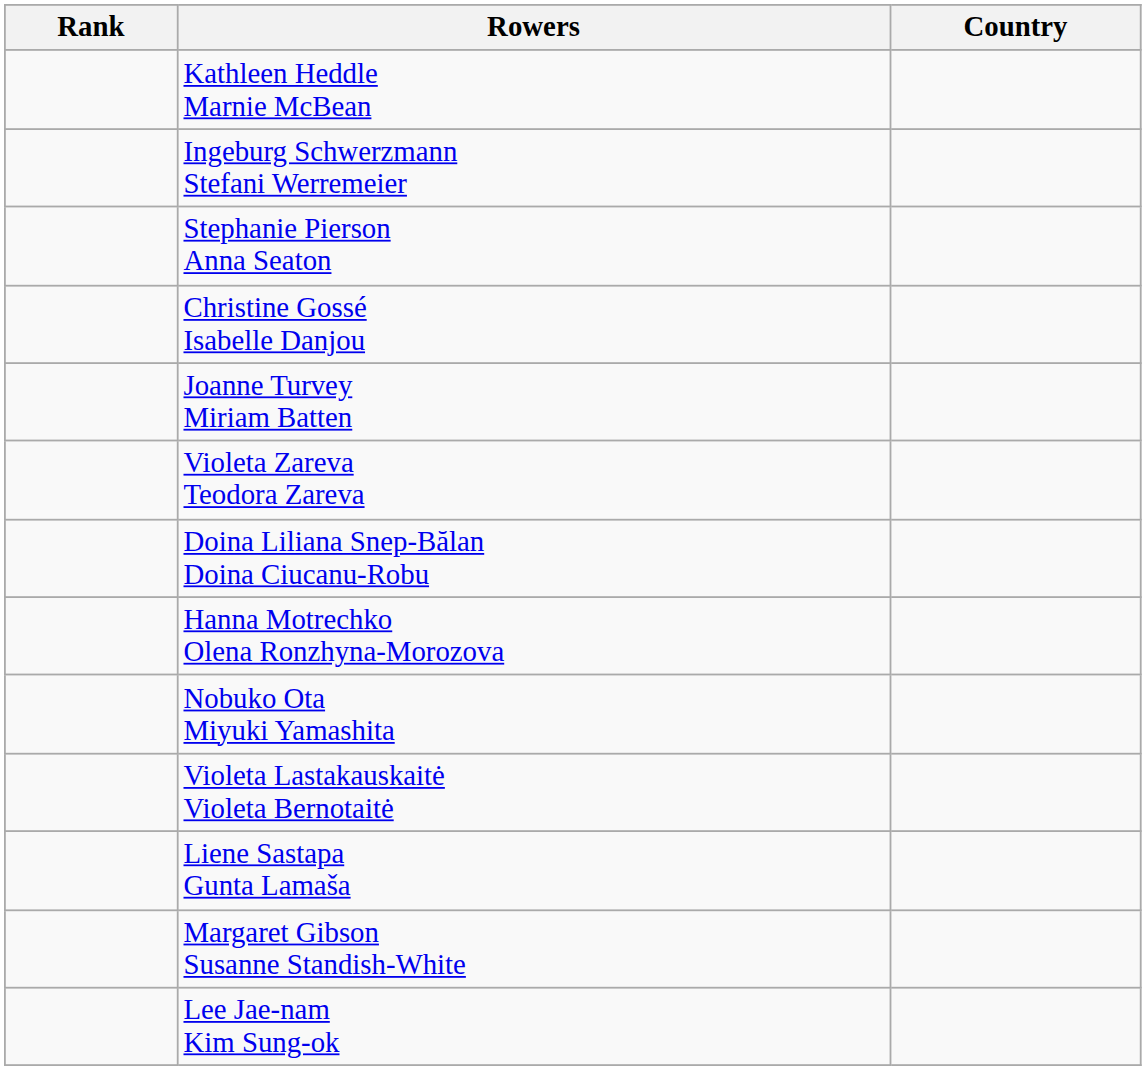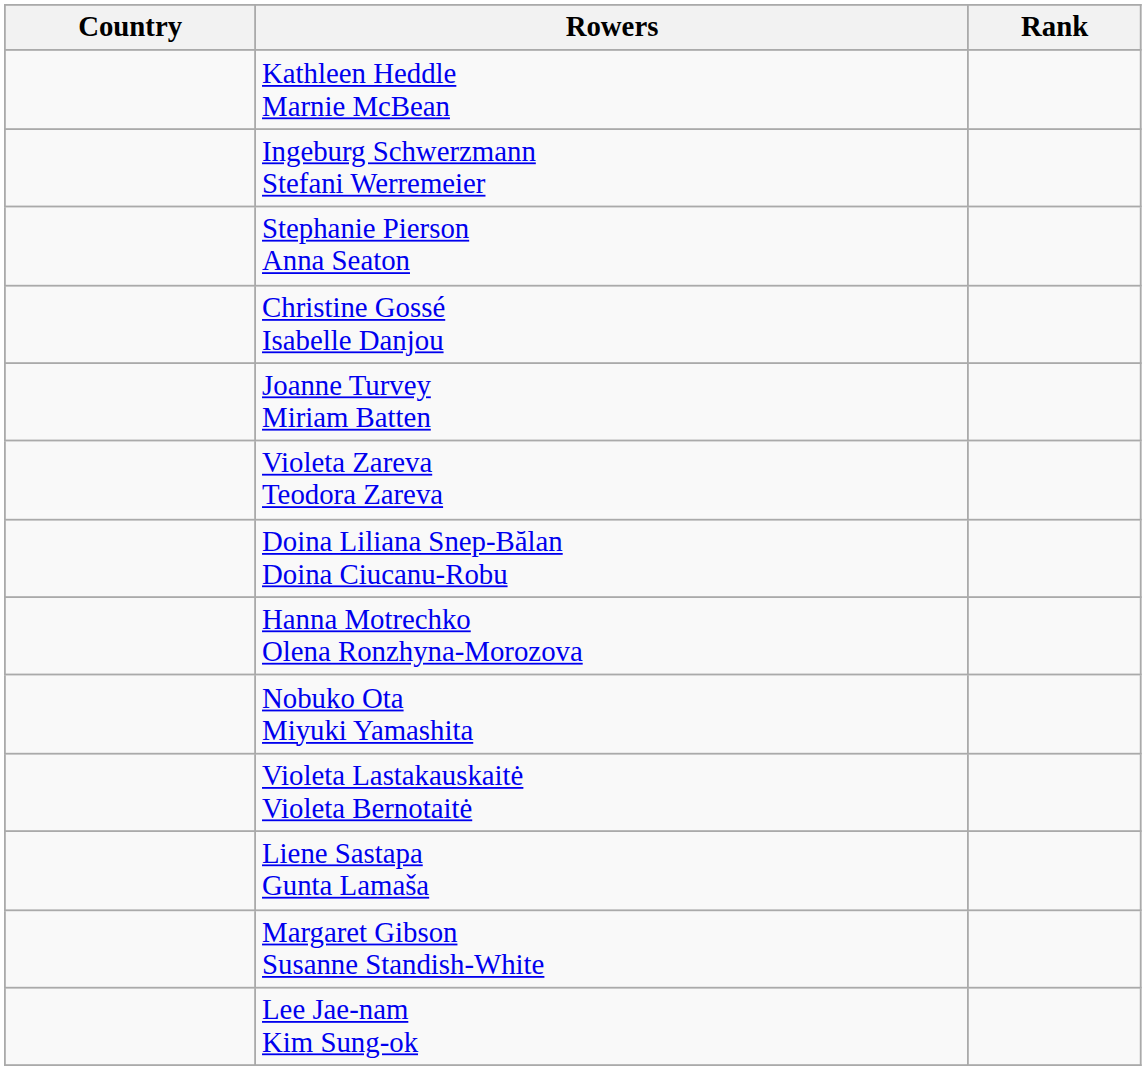columns swapped: (91, 27) <-> (1015, 27)
